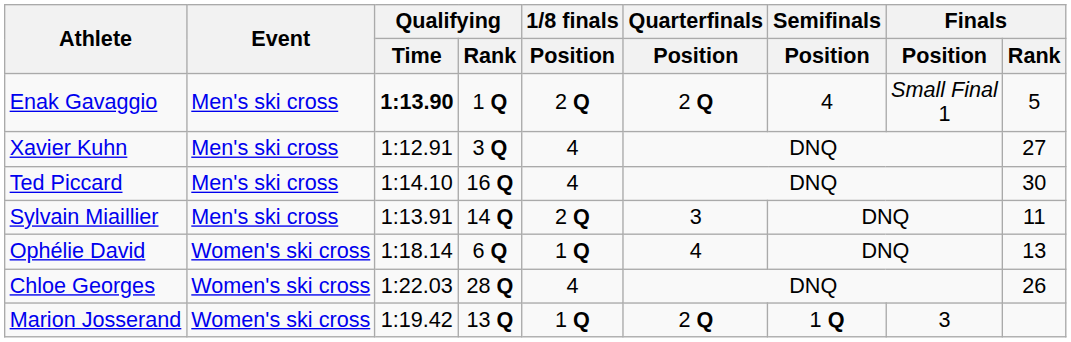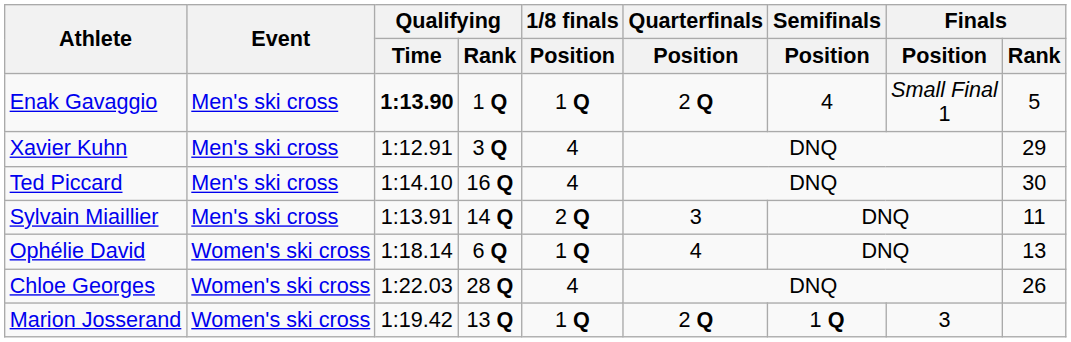(572, 102) 2 Q -> (572, 102) 1 Q
(1034, 148) 27 -> (1034, 148) 29
